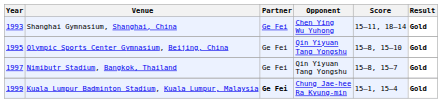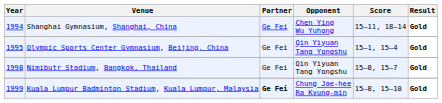(15, 26) 1993 -> (15, 26) 1994
(378, 47) 15–8, 15–10 -> (376, 47) 15–1, 15–4
(15, 67) 1997 -> (15, 67) 1998
(376, 88) 15–1, 15–4 -> (378, 88) 15–8, 15–10
